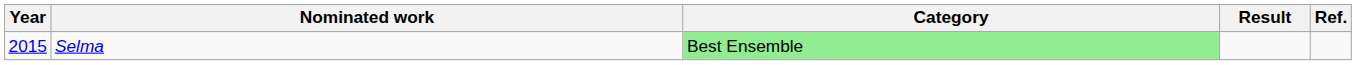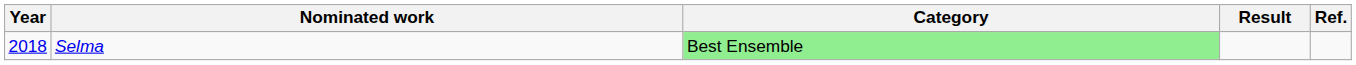(28, 45) 2015 -> (28, 45) 2018
